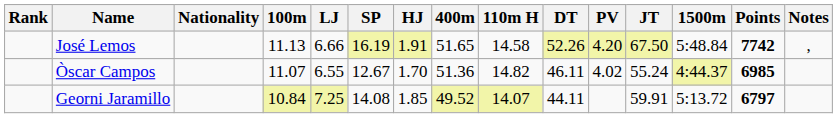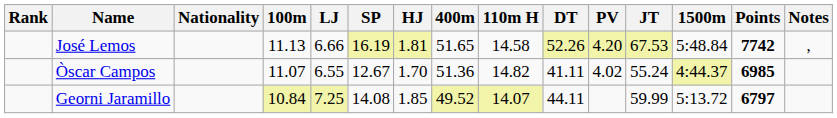(413, 44) 1.91 -> (413, 44) 1.81
(649, 44) 67.50 -> (649, 44) 67.53
(566, 71) 46.11 -> (566, 71) 41.11
(649, 98) 59.91 -> (649, 98) 59.99
